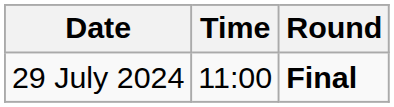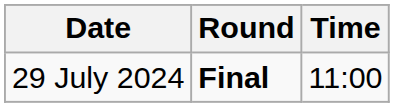columns swapped: (235, 28) <-> (334, 28)
